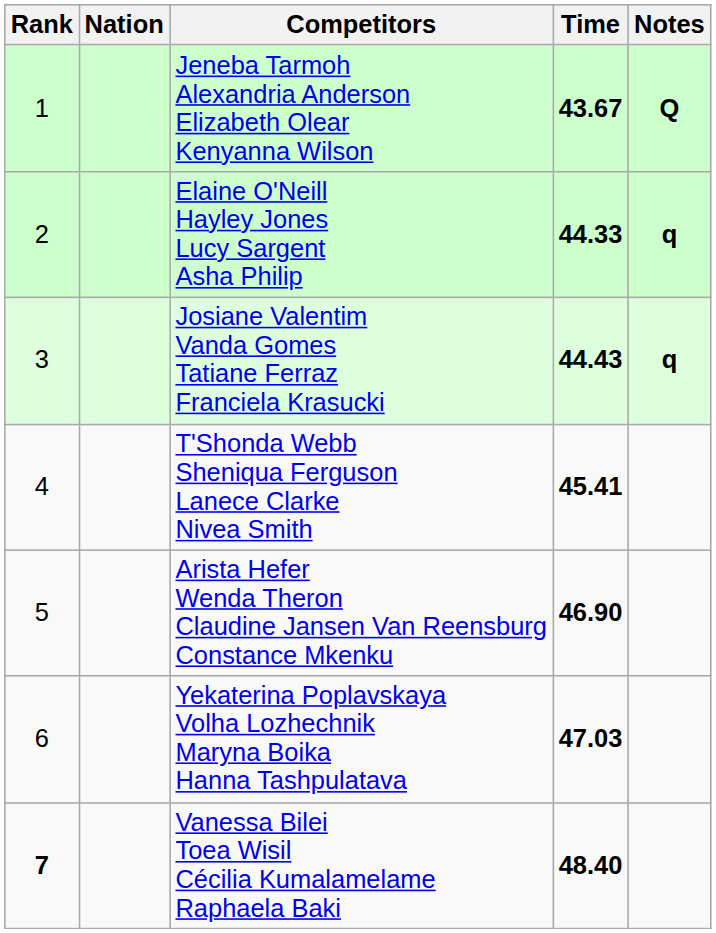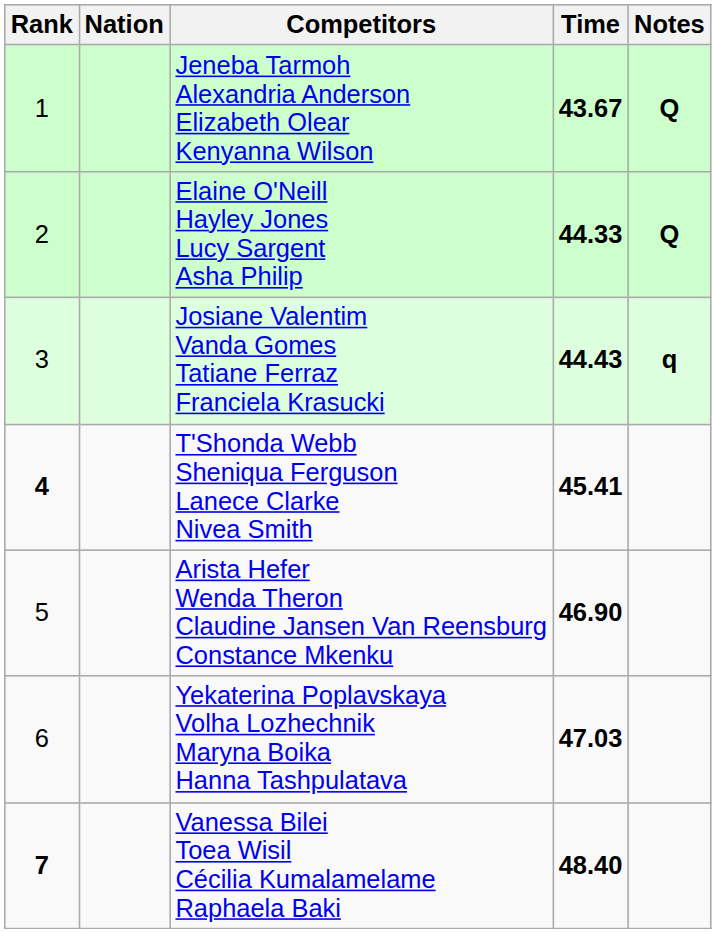(669, 234) q -> (669, 234) Q
(42, 486) normal -> (42, 486) bold
